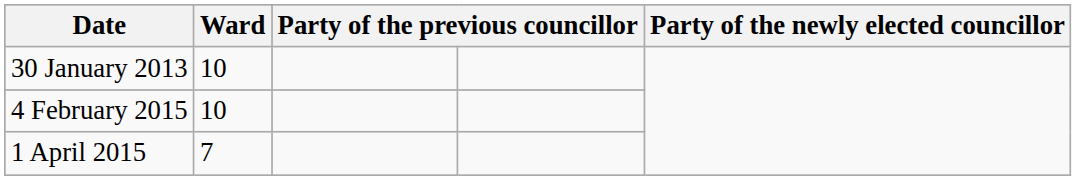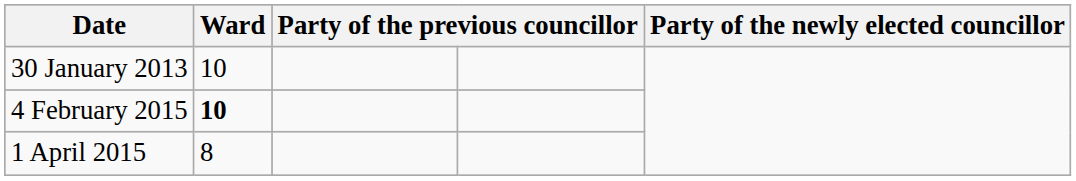(213, 110) normal -> (213, 110) bold
(207, 152) 7 -> (207, 152) 8
